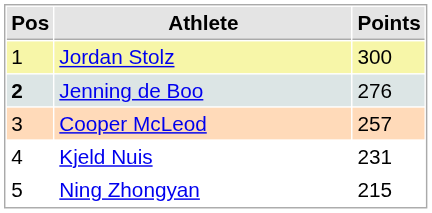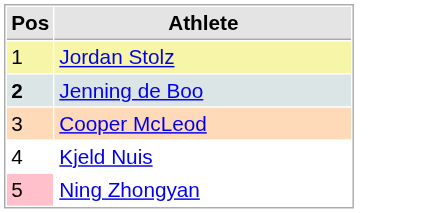- column: (389, 23)
(17, 190) no background -> (17, 190) pink background
